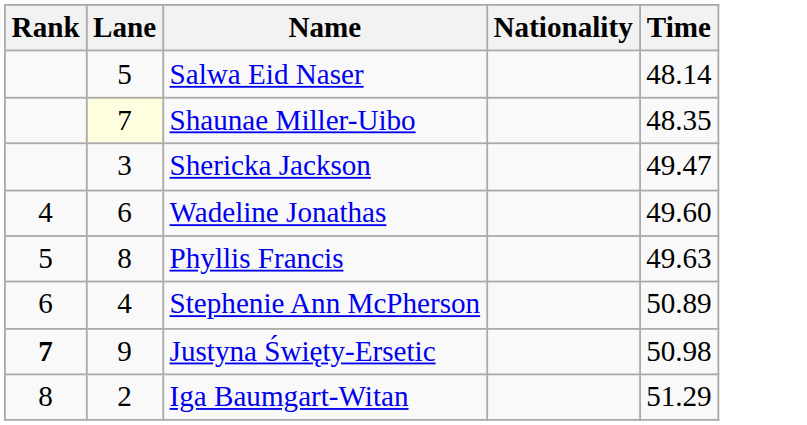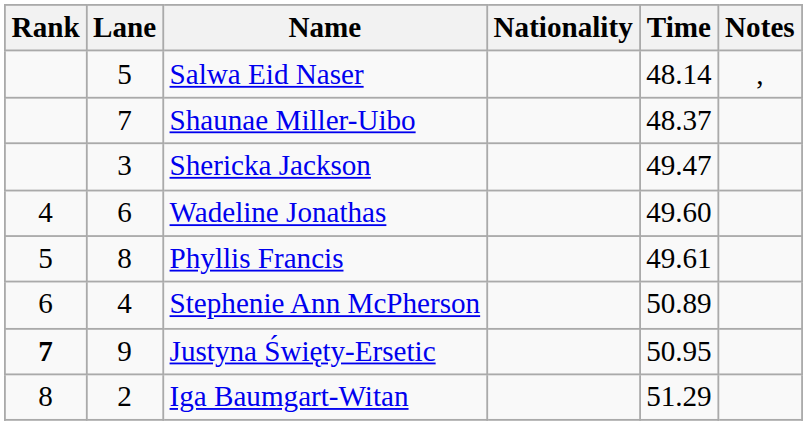+ column: (760, 27)
(125, 119) lightyellow background -> (125, 119) no background
(679, 119) 48.35 -> (679, 119) 48.37
(679, 258) 49.63 -> (679, 258) 49.61
(679, 350) 50.98 -> (679, 350) 50.95
